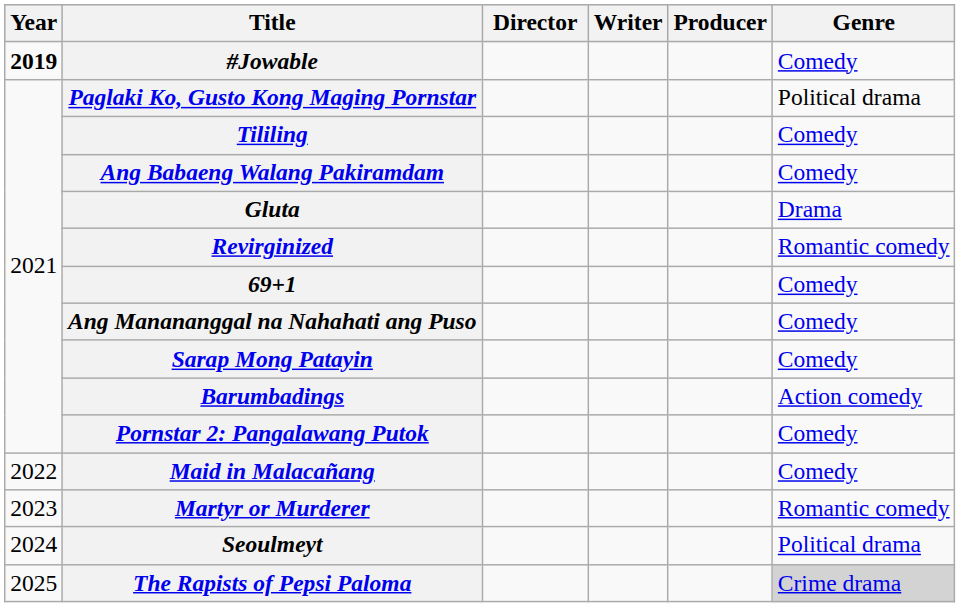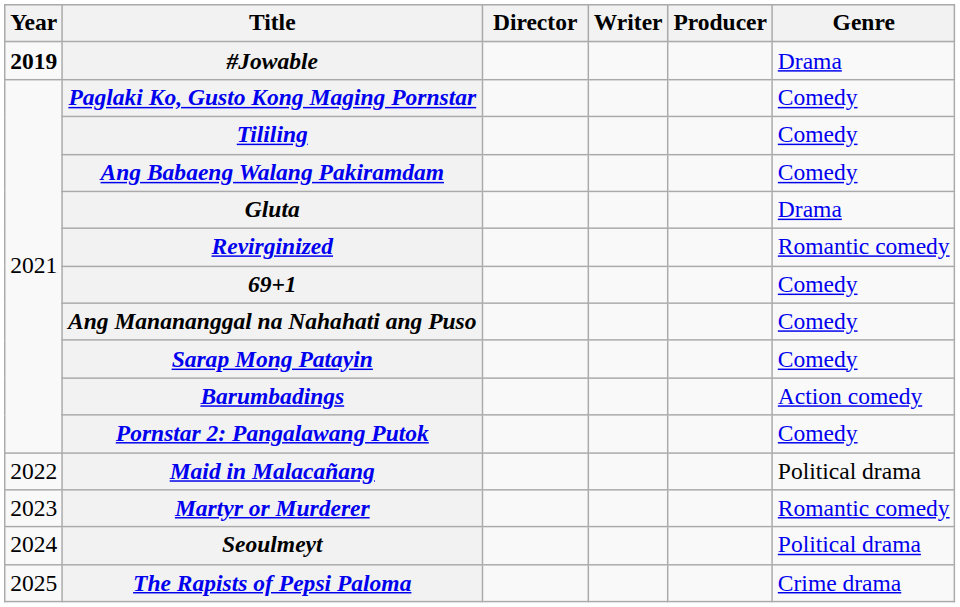(818, 60) Comedy -> (810, 60) Drama
(849, 97) Political drama -> (818, 97) Comedy
(818, 470) Comedy -> (849, 470) Political drama
(840, 582) lightgrey background -> (840, 582) no background
